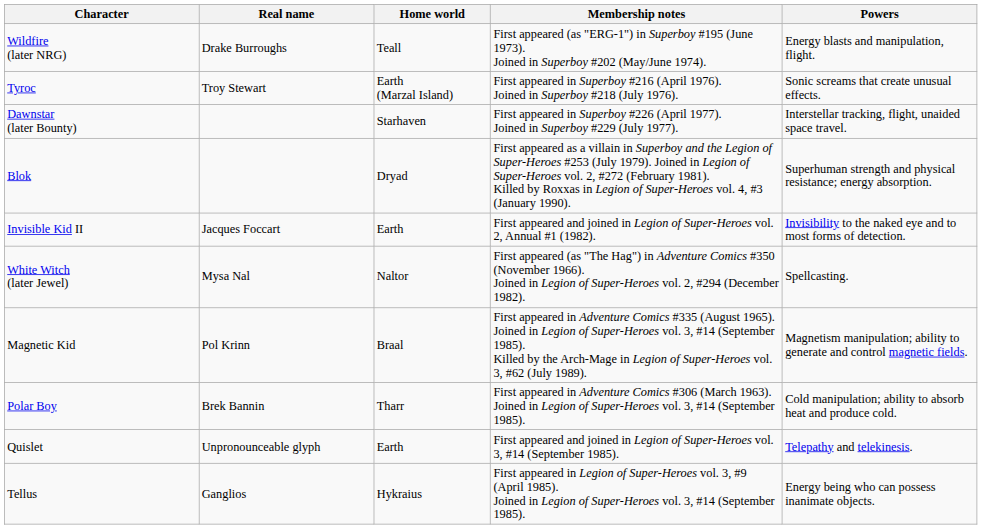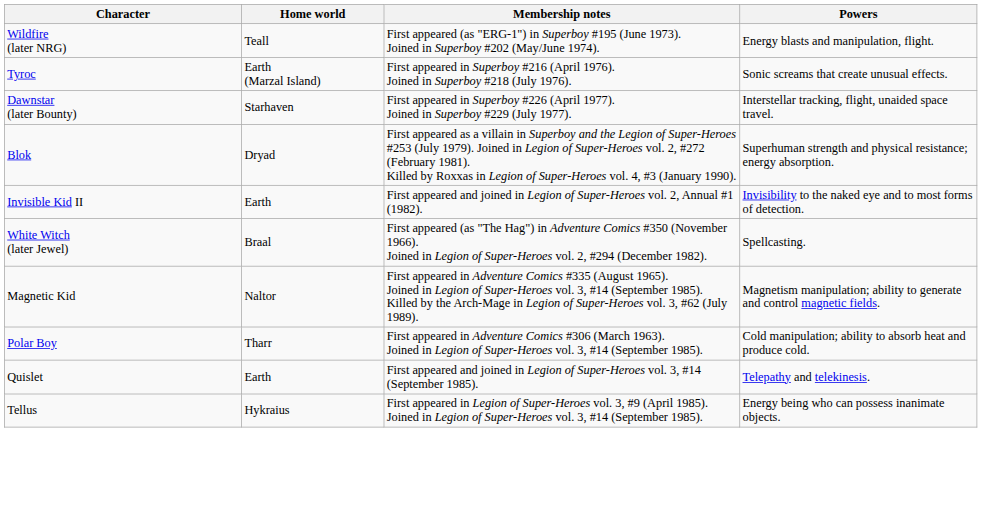- column: (286, 14)
(393, 277) Naltor -> (258, 242) Braal
(390, 345) Braal -> (260, 296) Naltor
